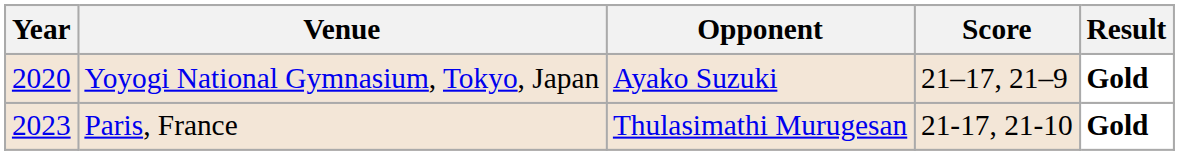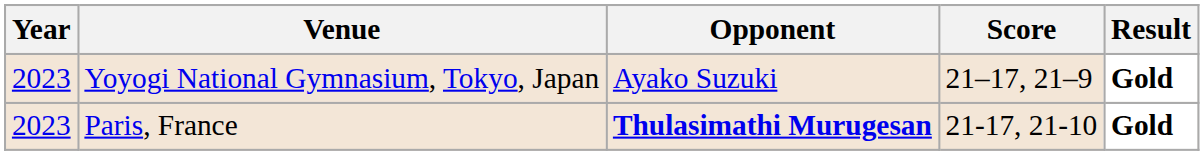(41, 77) 2020 -> (41, 77) 2023
(760, 126) normal -> (772, 126) bold
